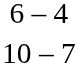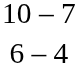rows swapped: (39, 53) <-> (39, 13)
